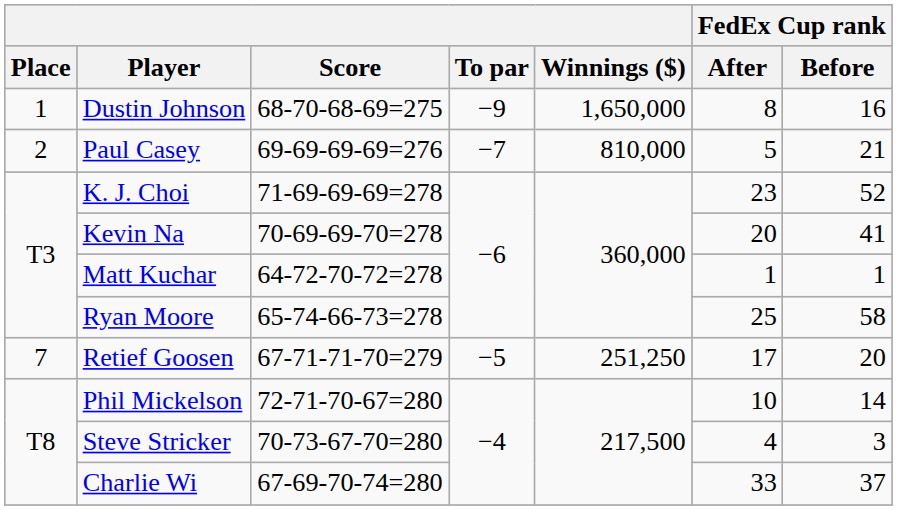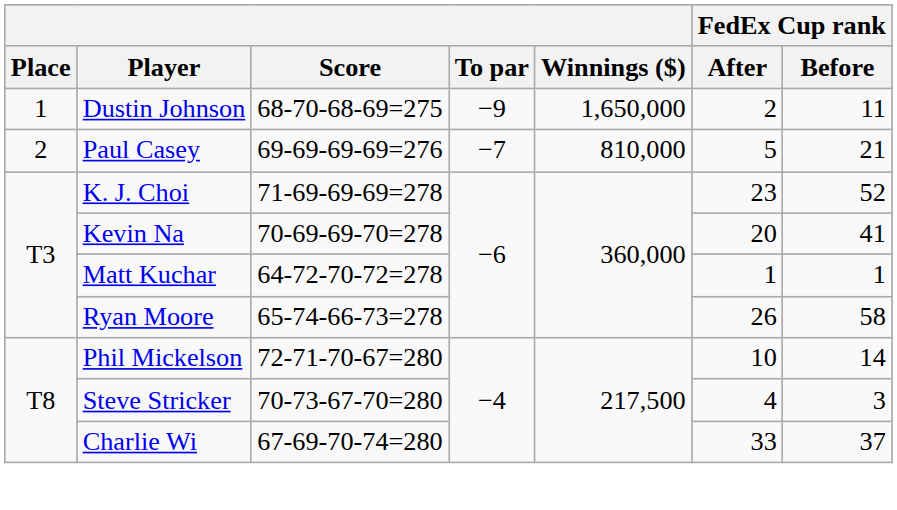(770, 108) 8 -> (770, 108) 2
(873, 108) 16 -> (873, 108) 11
(764, 316) 25 -> (764, 316) 26
- row: (158, 358)
